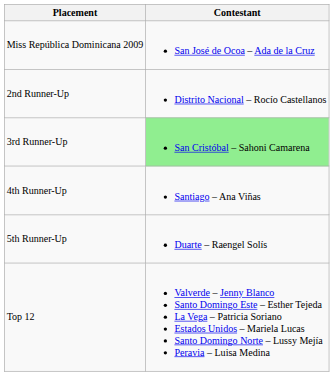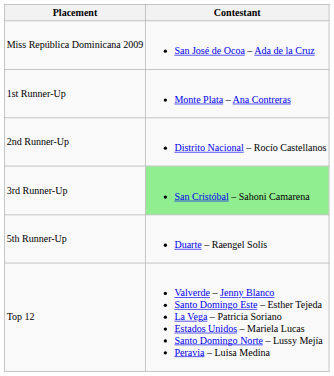+ row: (36, 93)
- row: (37, 190)
